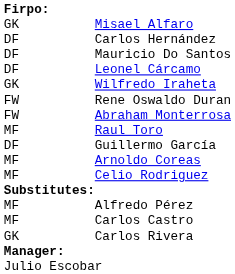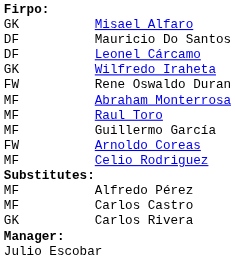- row: (155, 40)
(11, 115) FW -> (11, 100) MF
(11, 146) DF -> (11, 131) MF
(11, 161) MF -> (11, 146) FW
